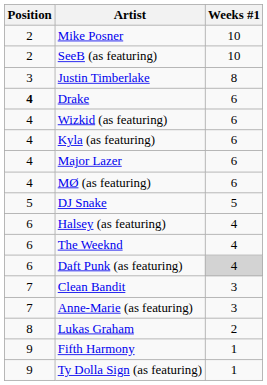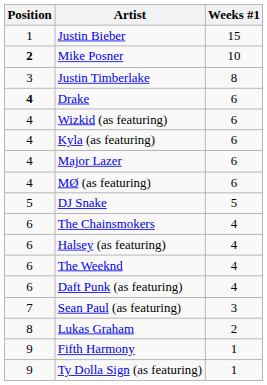+ row: (92, 35)
(30, 35) normal -> (30, 56) bold
- row: (107, 56)
+ row: (106, 223)
(234, 265) lightgrey background -> (234, 286) no background
- row: (92, 286)
- row: (125, 307)
+ row: (119, 307)
